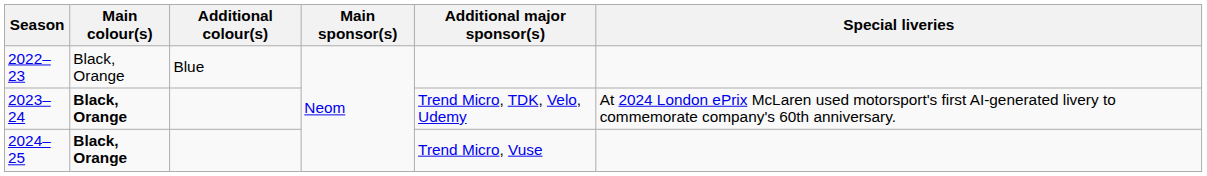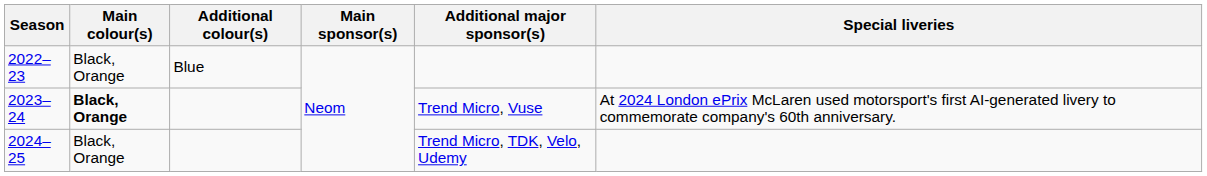(500, 108) Trend Micro, TDK, Velo, Udemy -> (480, 108) Trend Micro, Vuse
(100, 150) bold -> (99, 150) normal
(480, 150) Trend Micro, Vuse -> (500, 150) Trend Micro, TDK, Velo, Udemy
